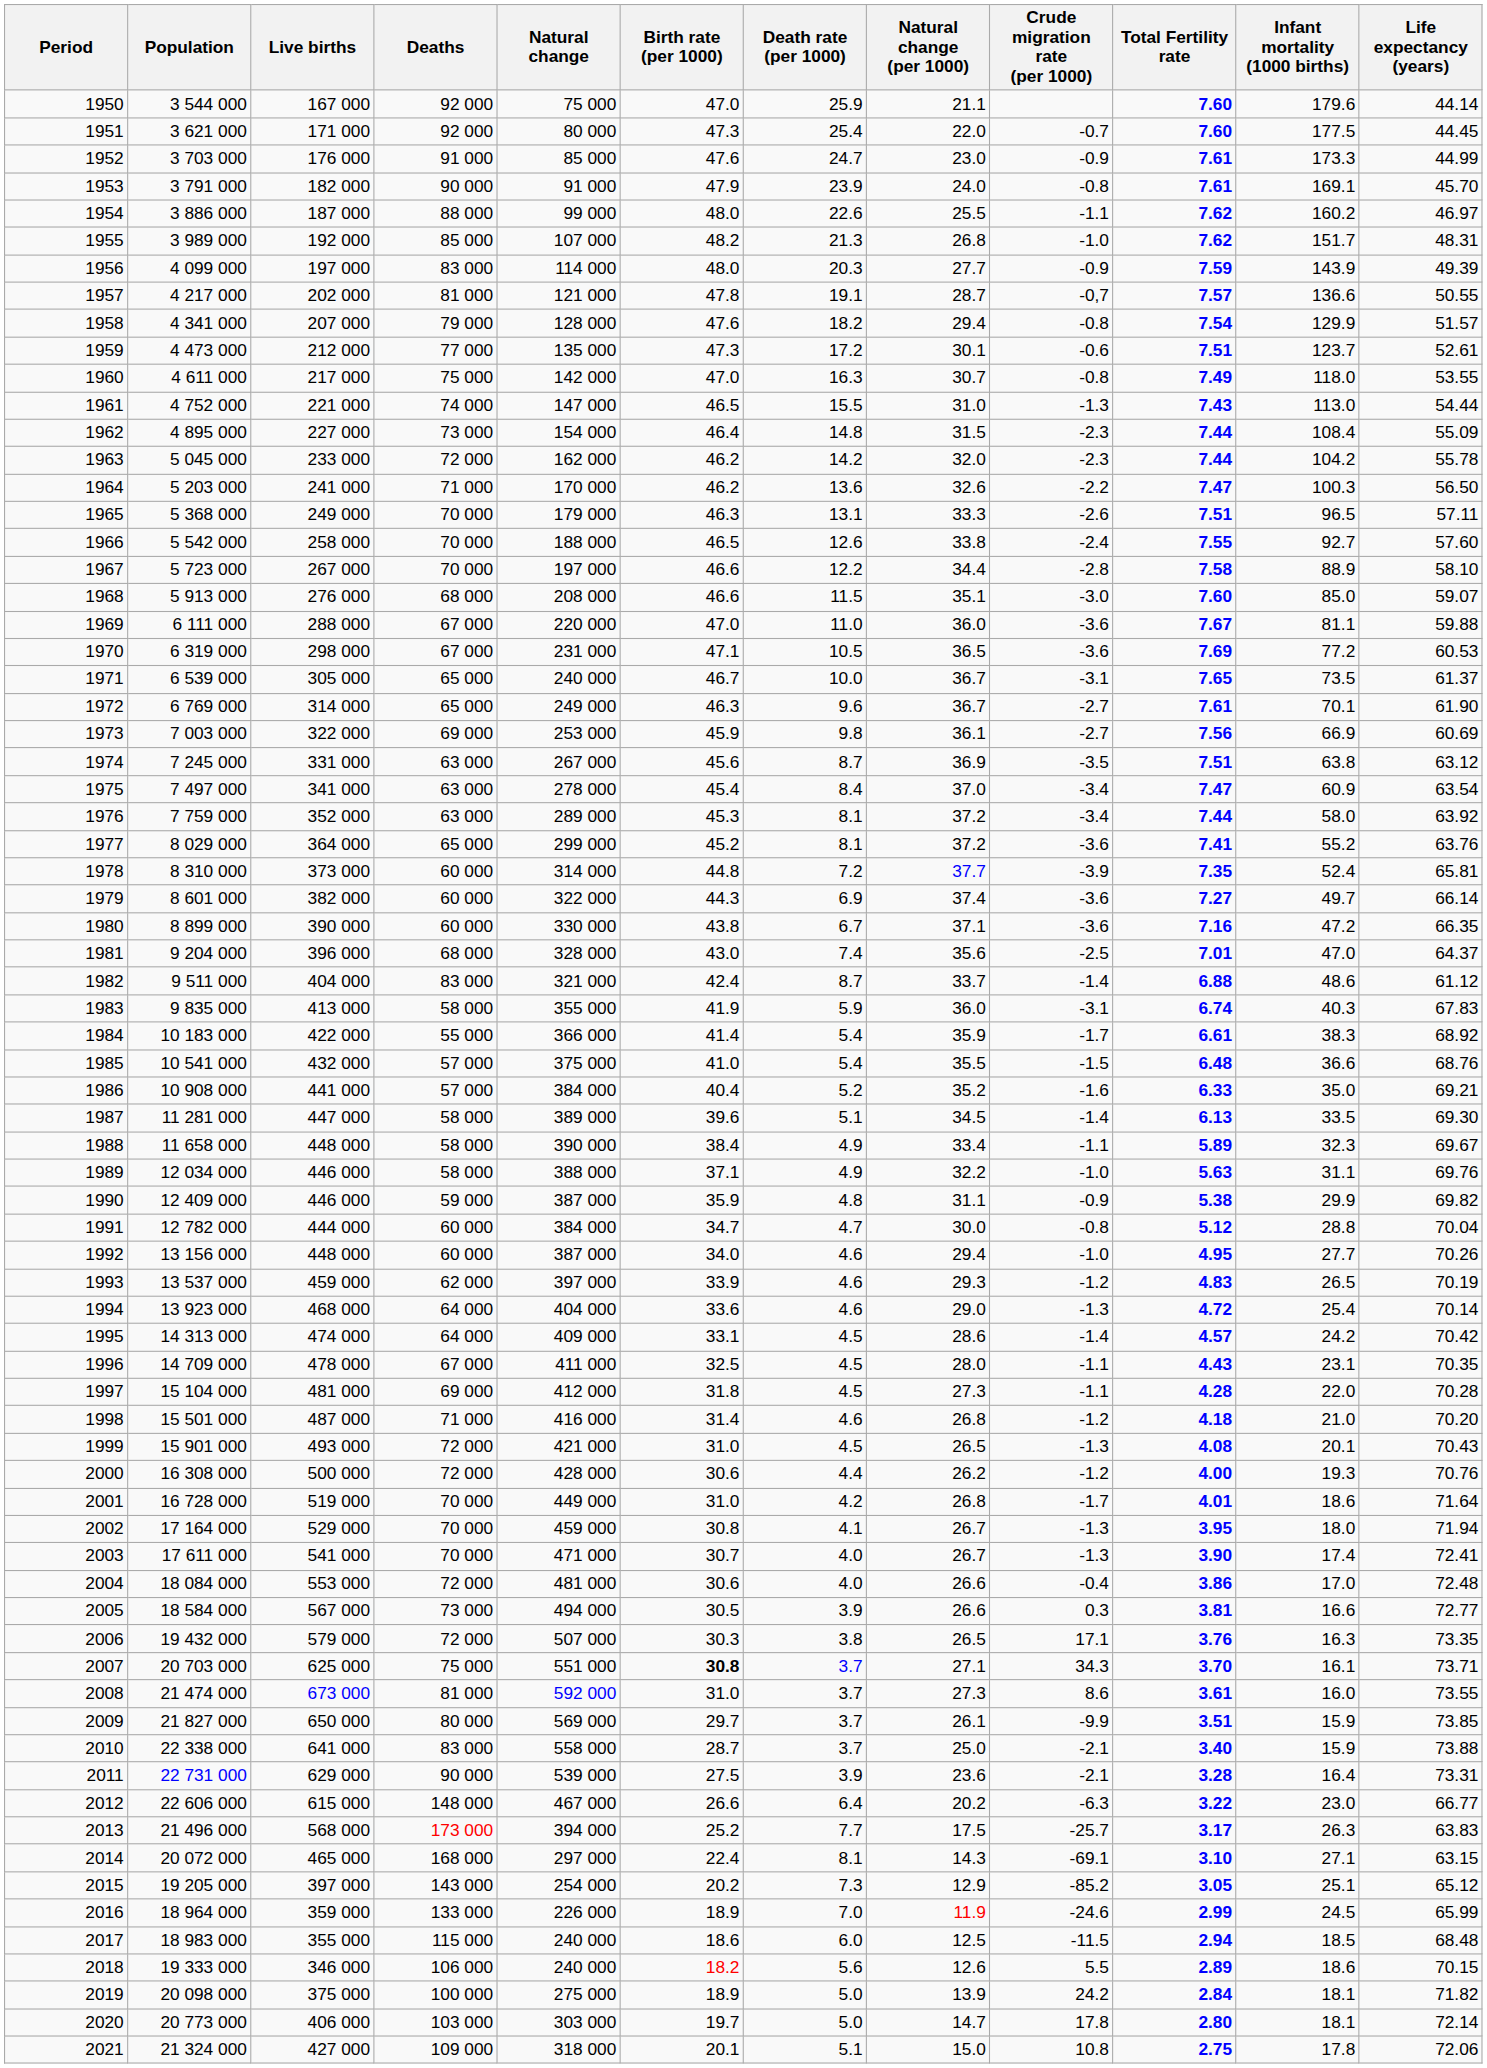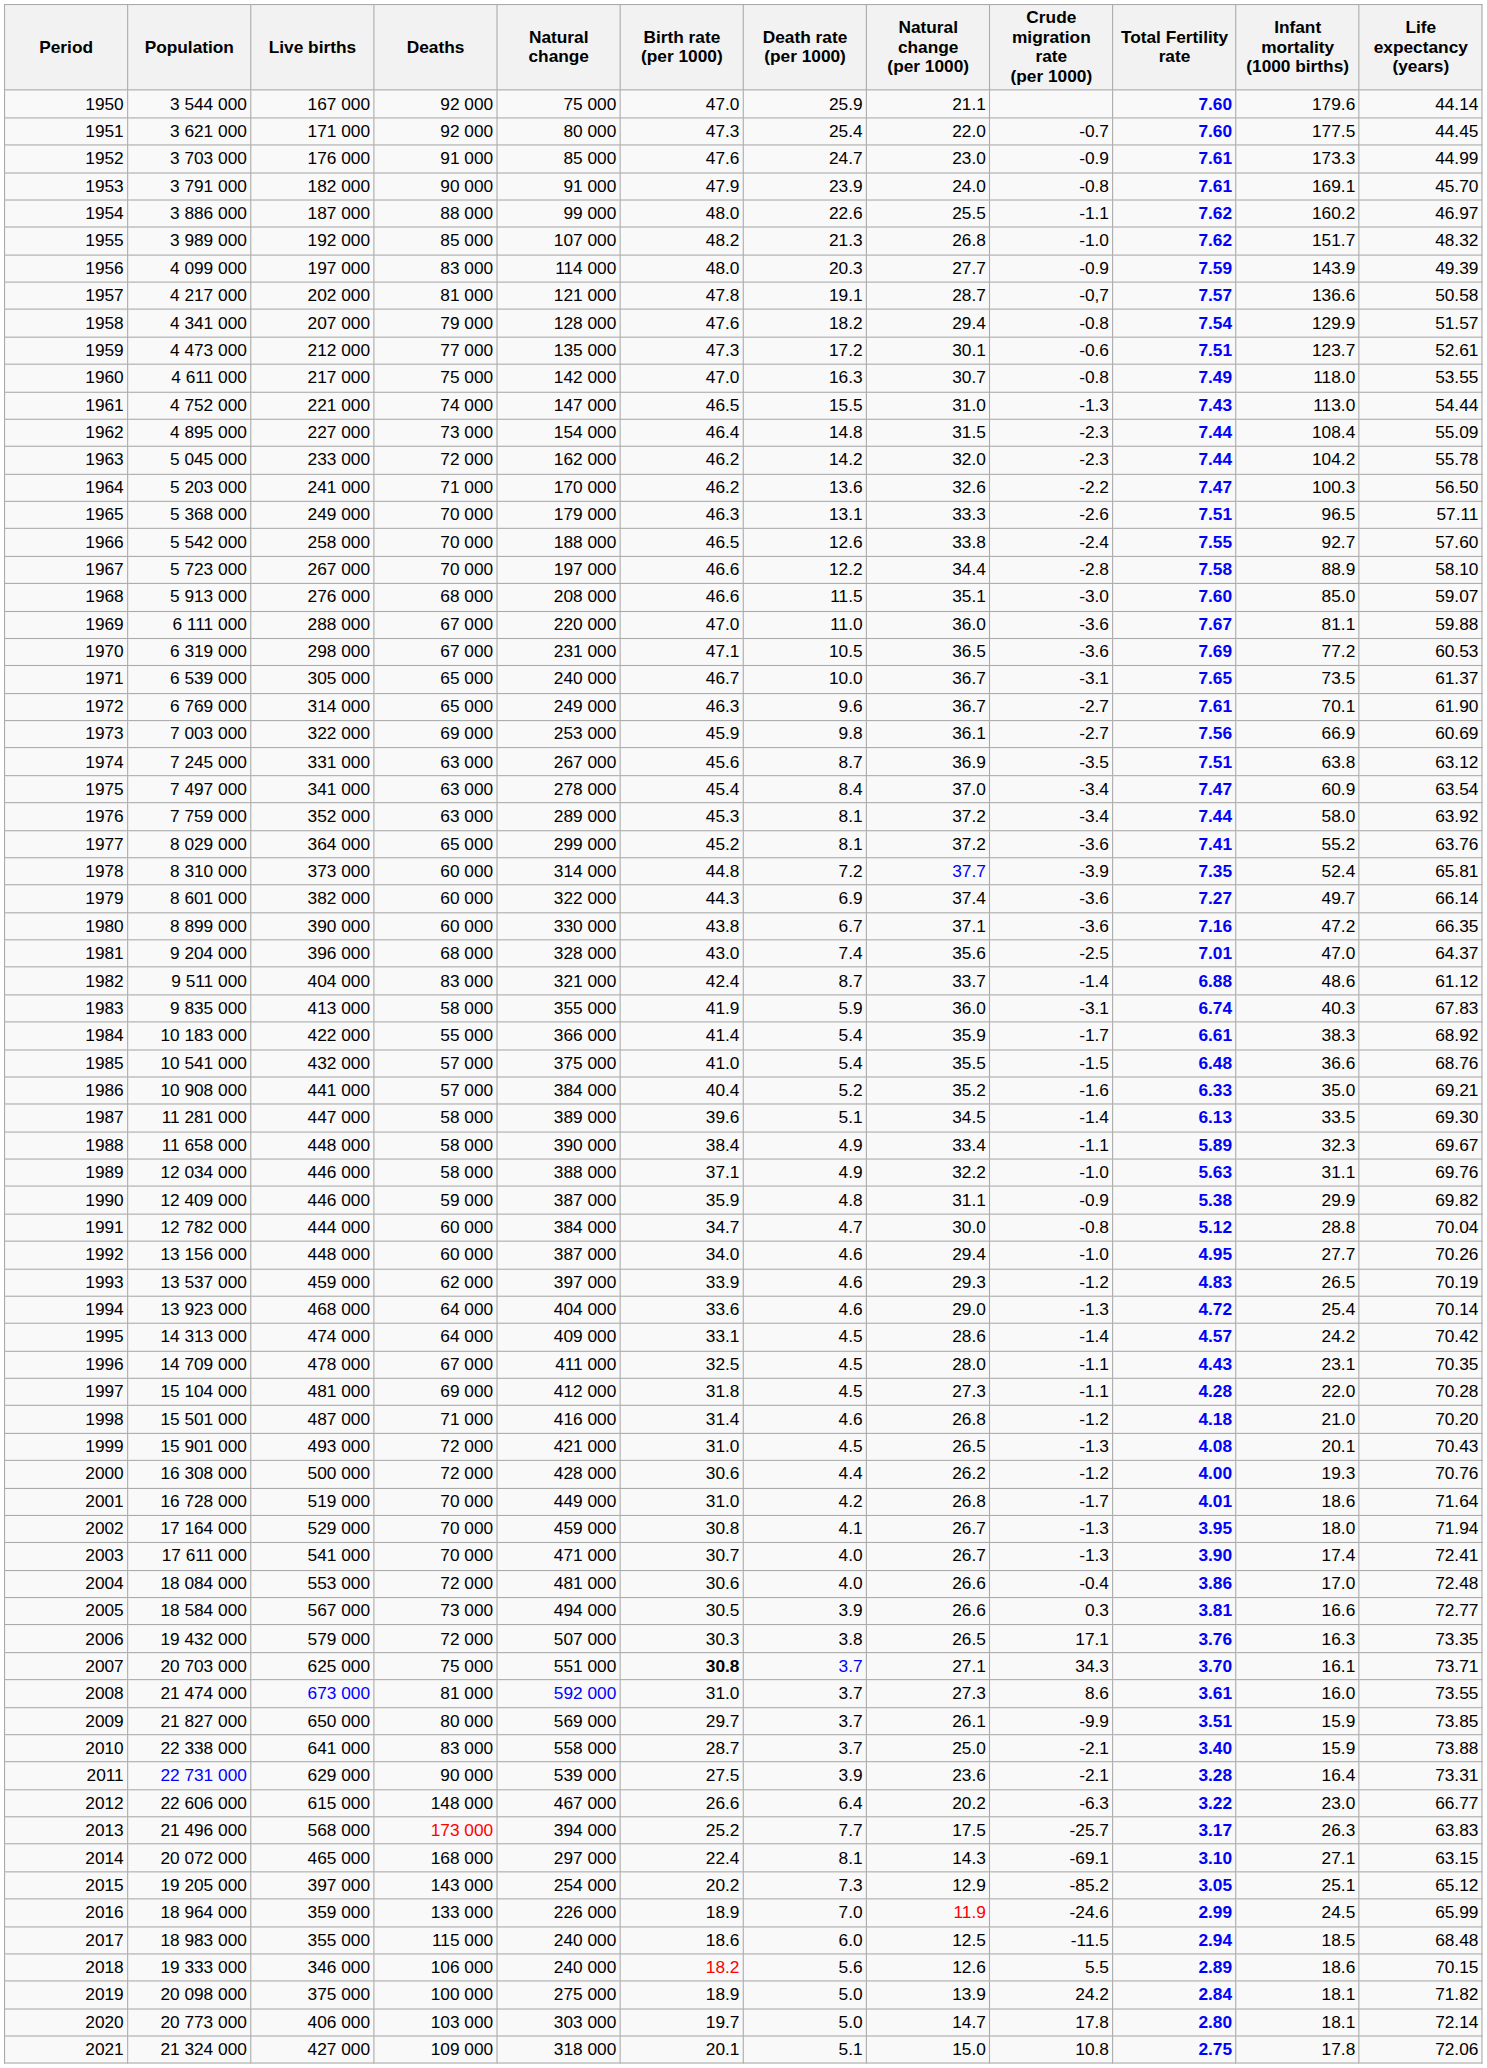(1457, 240) 48.31 -> (1457, 240) 48.32
(1457, 295) 50.55 -> (1457, 295) 50.58
